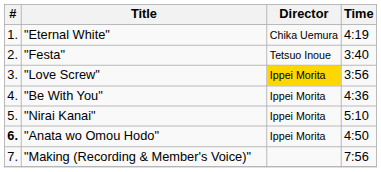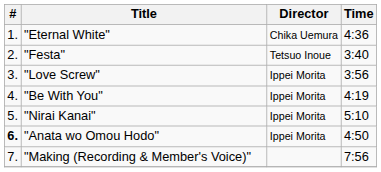(356, 34) 4:19 -> (356, 34) 4:36
(298, 76) gold background -> (298, 76) no background
(356, 95) 4:36 -> (356, 95) 4:19
